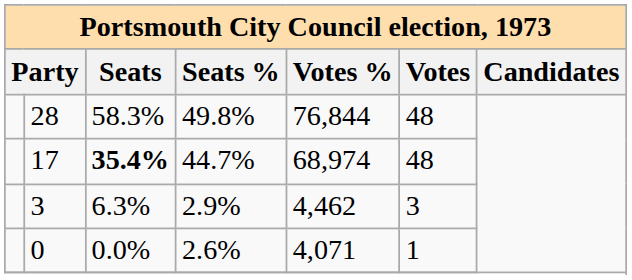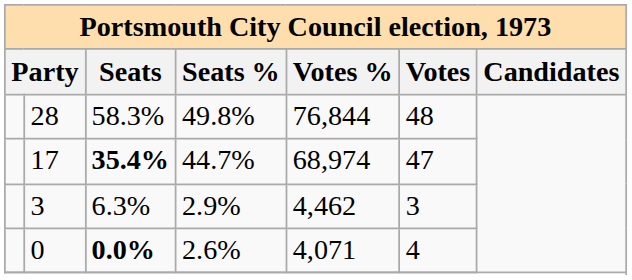(420, 160) 48 -> (420, 160) 47
(121, 250) normal -> (123, 250) bold
(413, 250) 1 -> (413, 250) 4
